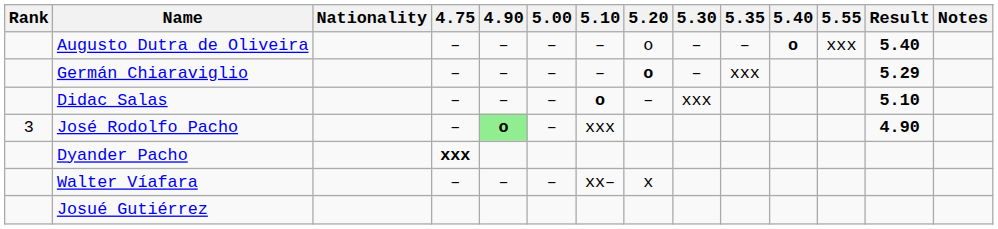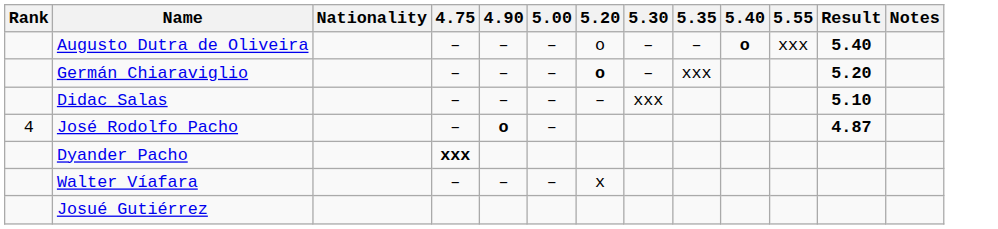- column: (600, 18)
(900, 73) 5.29 -> (851, 73) 5.20
(29, 128) 3 -> (29, 128) 4
(504, 128) lightgreen background -> (504, 128) no background
(900, 128) 4.90 -> (851, 128) 4.87
